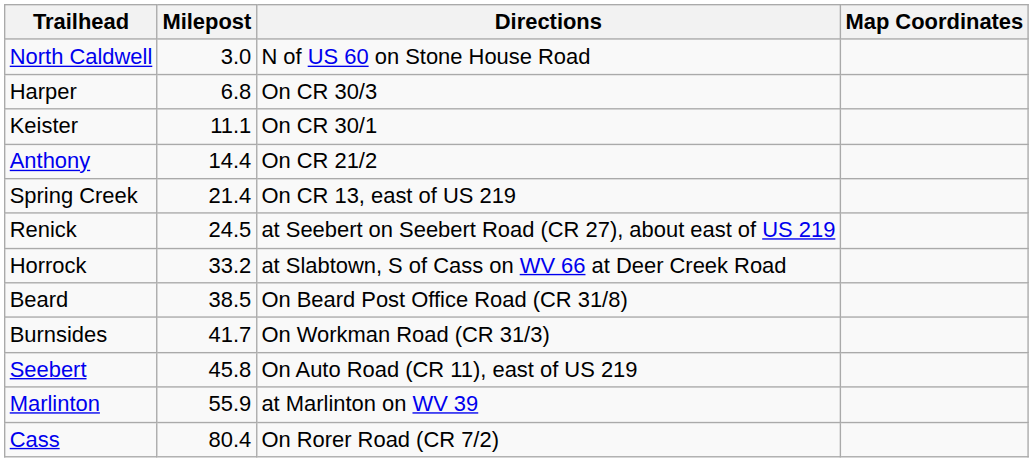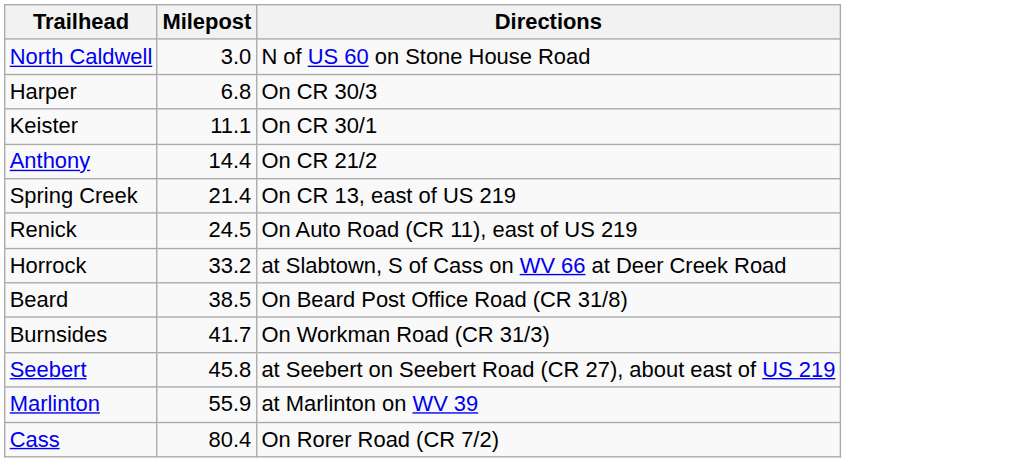- column: (934, 21)
(548, 230) at Seebert on Seebert Road (CR 27), about east of US 219 -> (449, 230) On Auto Road (CR 11), east of US 219
(449, 369) On Auto Road (CR 11), east of US 219 -> (548, 369) at Seebert on Seebert Road (CR 27), about east of US 219
